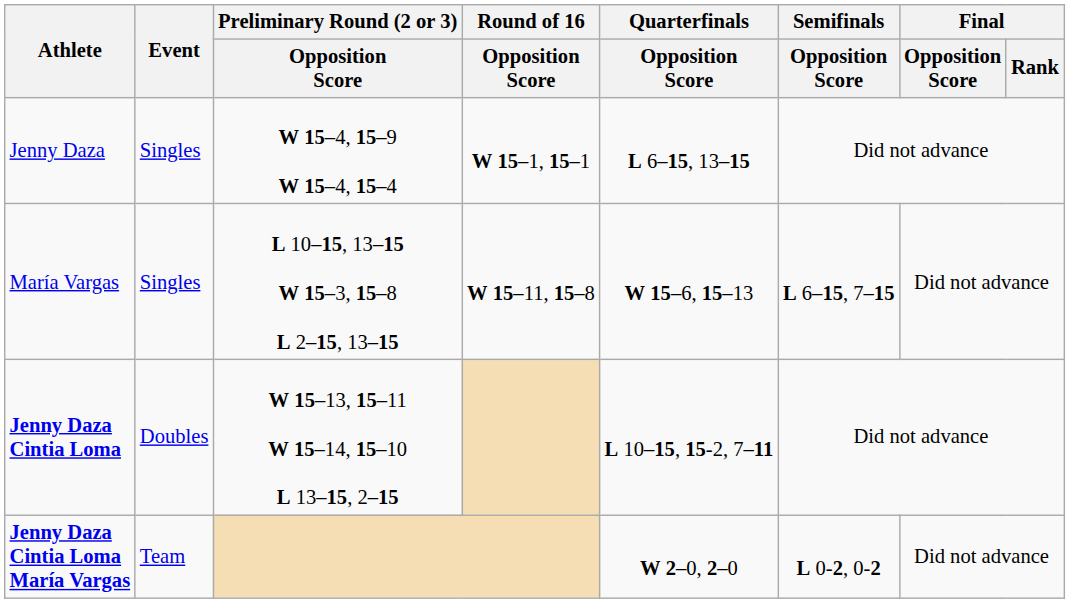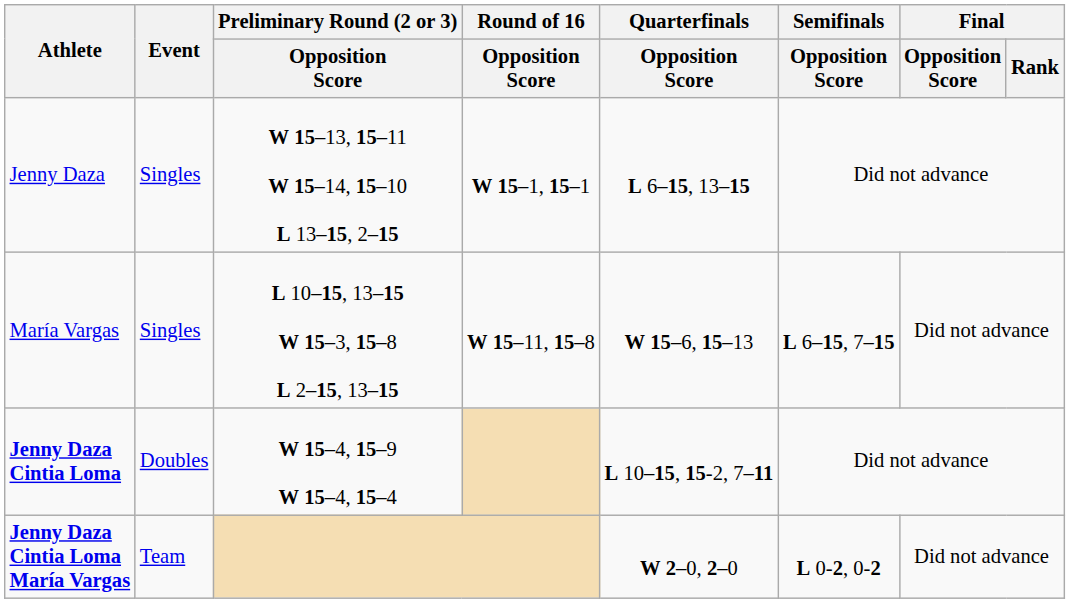(338, 162) W 15–4, 15–9 W 15–4, 15–4 -> (338, 187) W 15–13, 15–11 W 15–14, 15–10 L 13–15, 2–15
(338, 449) W 15–13, 15–11 W 15–14, 15–10 L 13–15, 2–15 -> (338, 473) W 15–4, 15–9 W 15–4, 15–4
